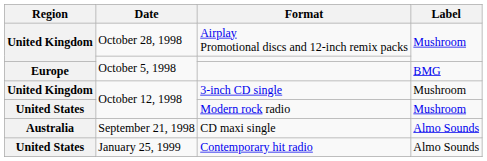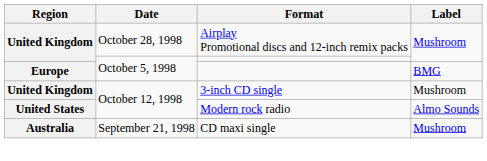(440, 109) Mushroom -> (446, 109) Almo Sounds
(446, 128) Almo Sounds -> (440, 128) Mushroom
- row: (50, 147)
